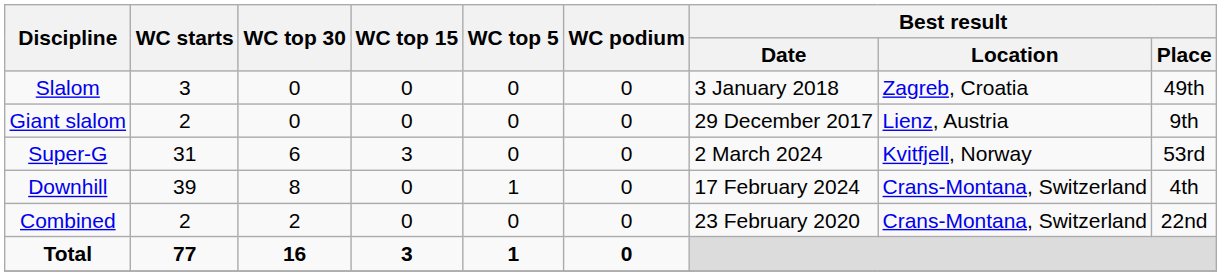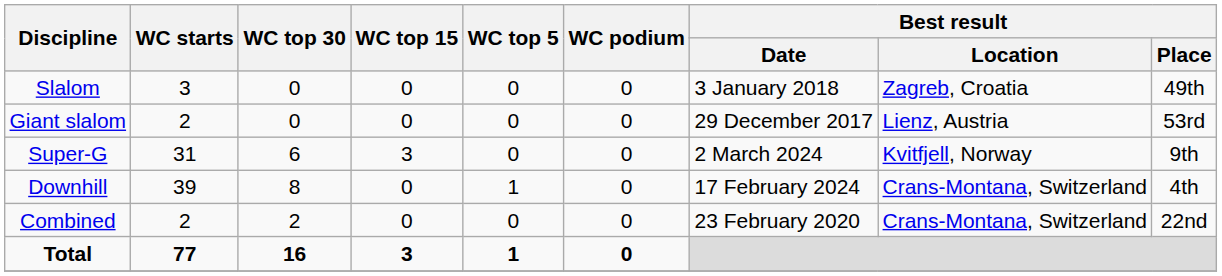(1184, 121) 9th -> (1184, 121) 53rd
(1184, 154) 53rd -> (1184, 154) 9th
